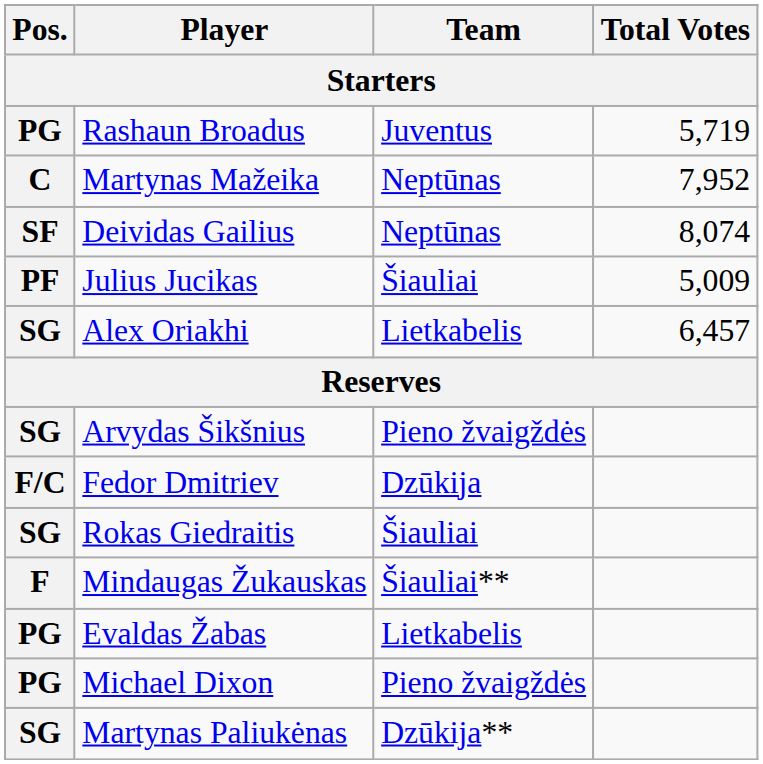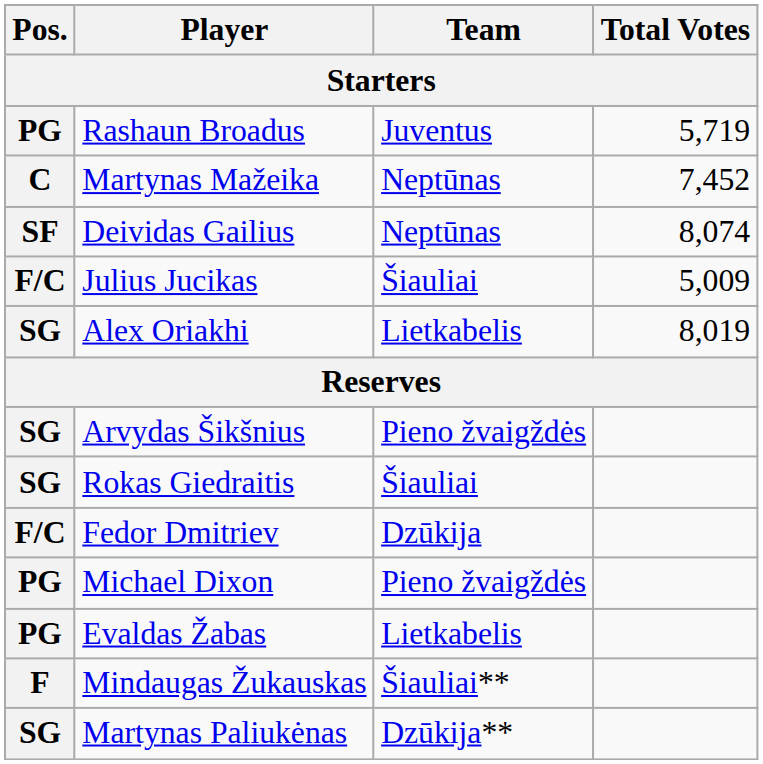(714, 180) 7,952 -> (714, 180) 7,452
(40, 280) PF -> (40, 280) F/C
(714, 331) 6,457 -> (714, 331) 8,019
rows swapped: (180, 481) <-> (188, 532)
rows swapped: (178, 682) <-> (224, 582)
